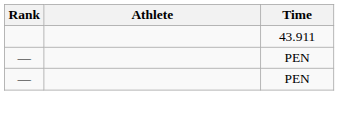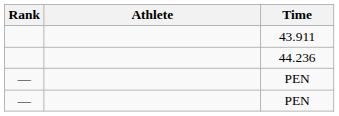+ row: (24, 58)
